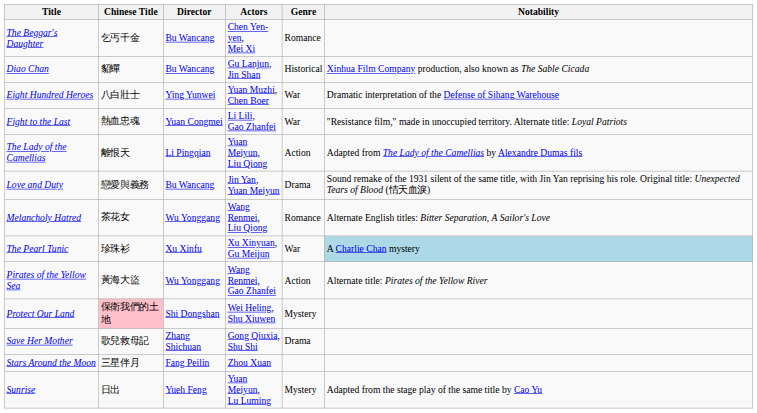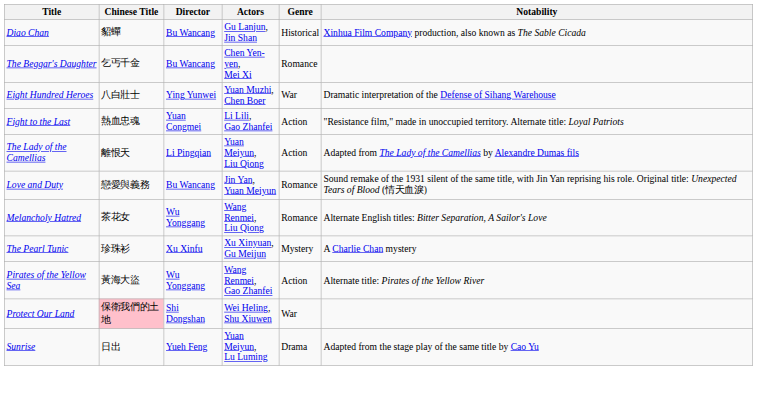rows swapped: (32, 38) <-> (28, 69)
(292, 121) War -> (294, 121) Action
(298, 185) Drama -> (299, 185) Romance
(292, 249) War -> (297, 249) Mystery
(373, 249) lightblue background -> (370, 249) no background
(301, 313) Mystery -> (289, 313) War
- row: (40, 341)
- row: (51, 363)
(301, 390) Mystery -> (294, 346) Drama
